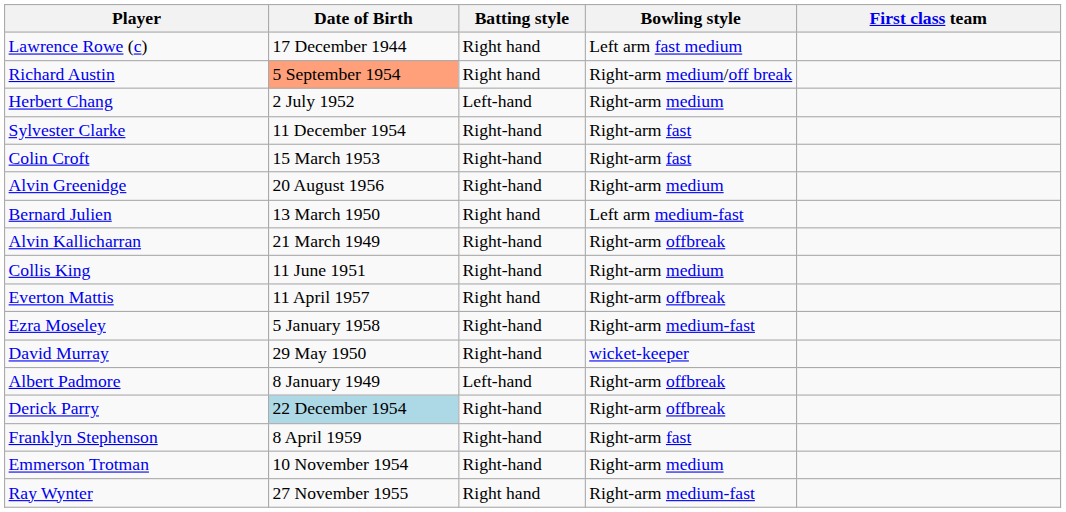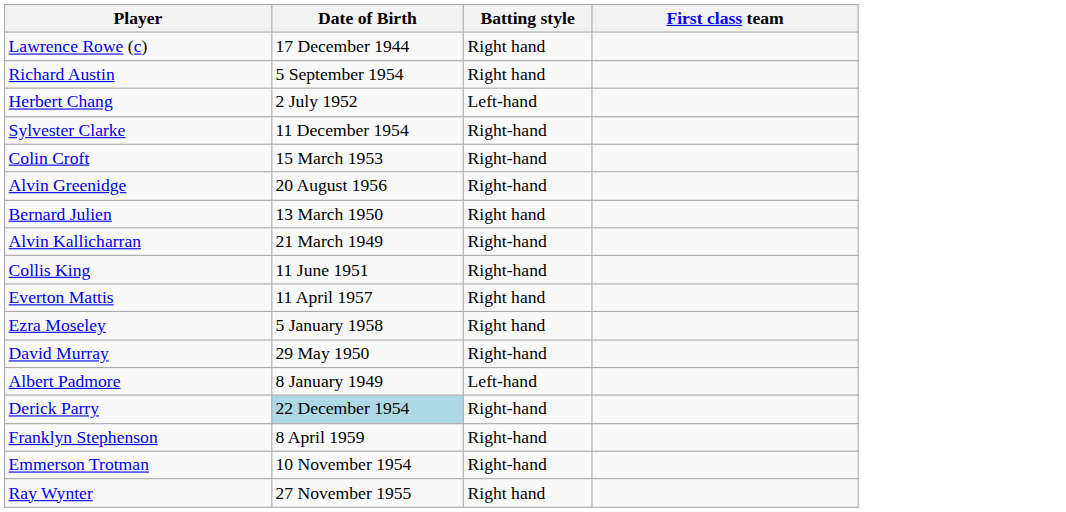- column: (691, 18)
(337, 74) lightsalmon background -> (339, 74) no background
(502, 325) Right-hand -> (506, 325) Right hand
